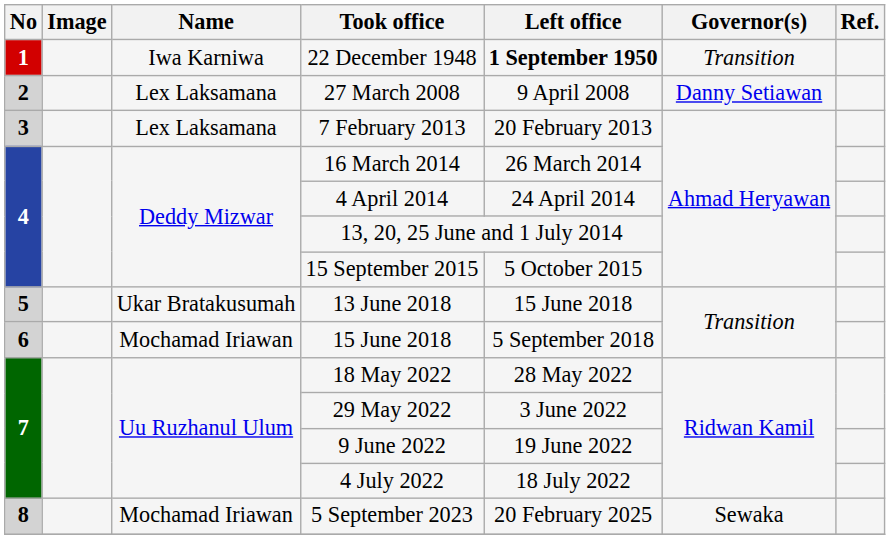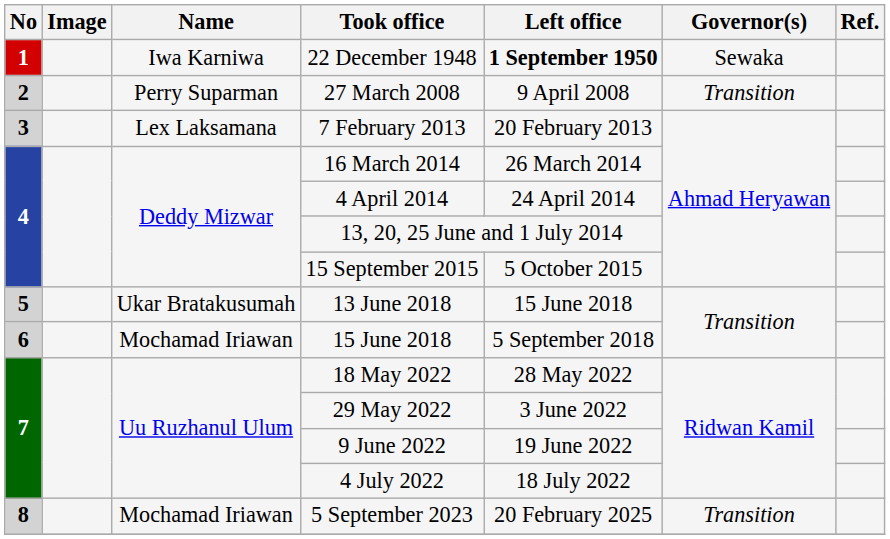(749, 57) Transition -> (749, 57) Sewaka
(206, 92) Lex Laksamana -> (206, 92) Perry Suparman
(749, 92) Danny Setiawan -> (749, 92) Transition
(749, 515) Sewaka -> (749, 515) Transition
